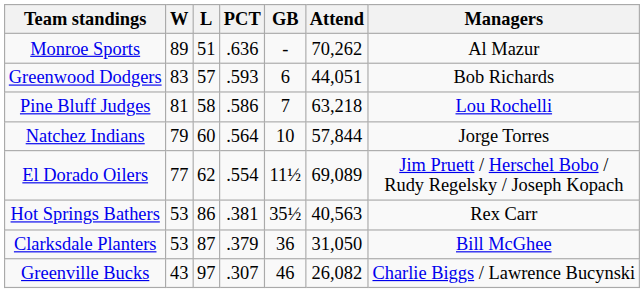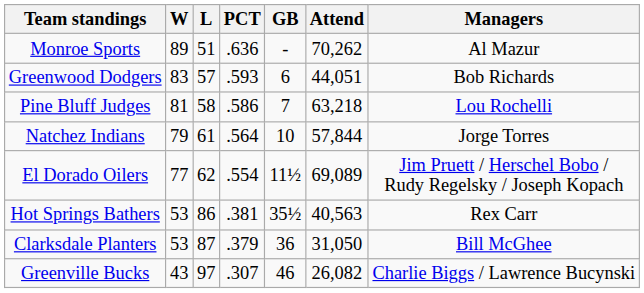(206, 135) 60 -> (206, 135) 61
